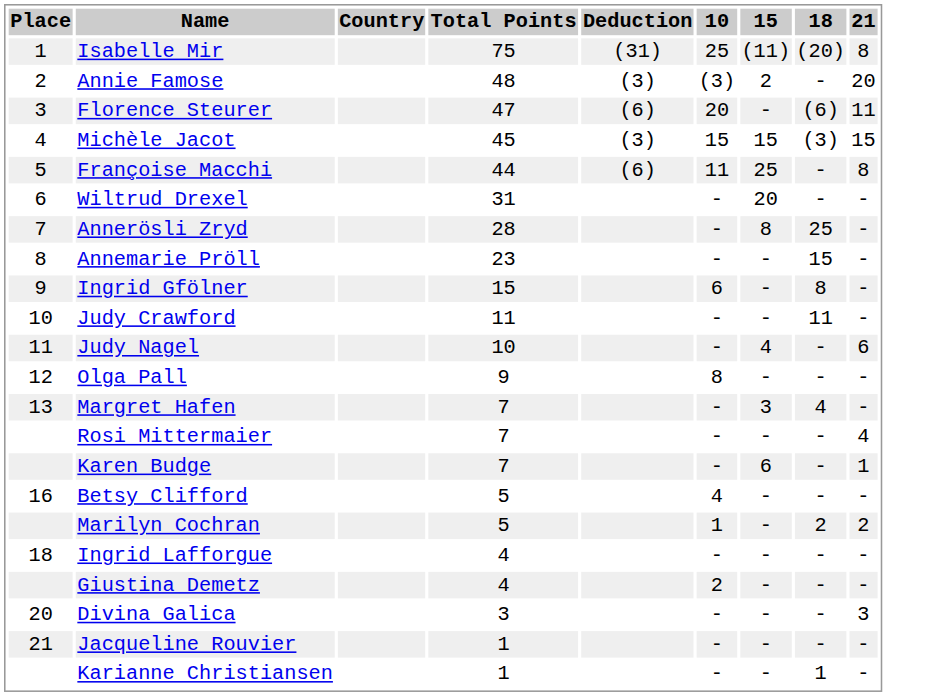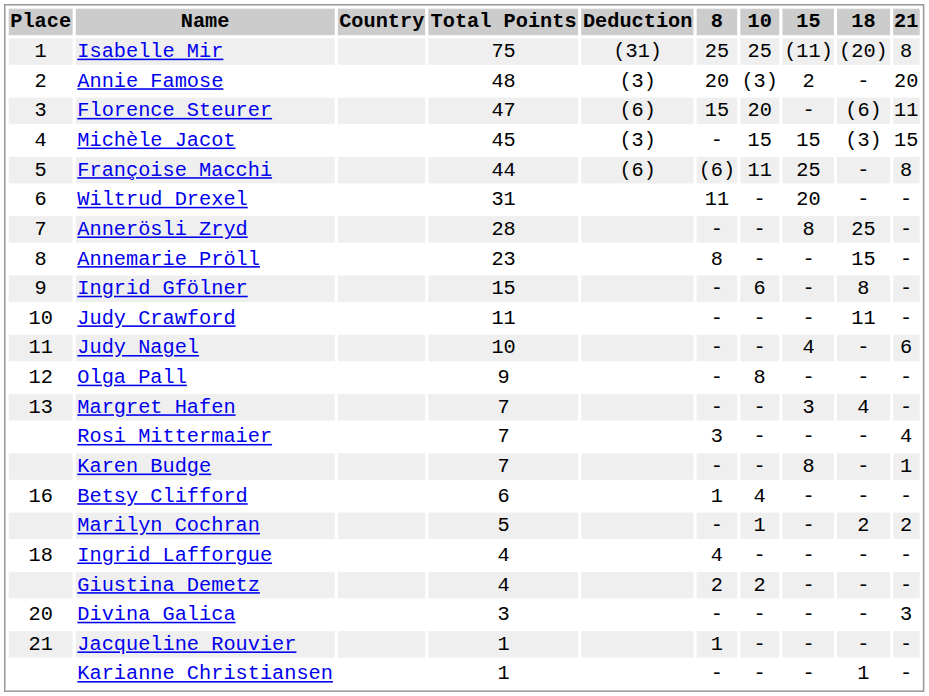+ column: (717, 22)
(766, 467) 6 -> (809, 467) 8
(504, 496) 5 -> (504, 496) 6
